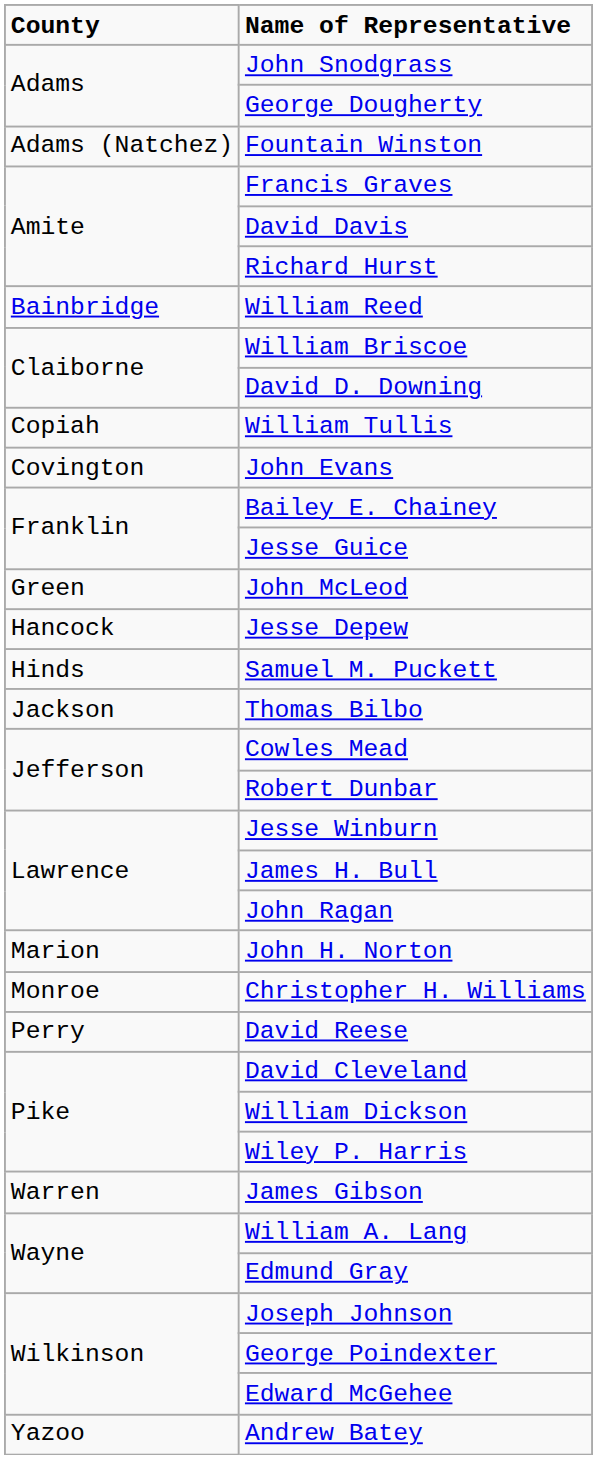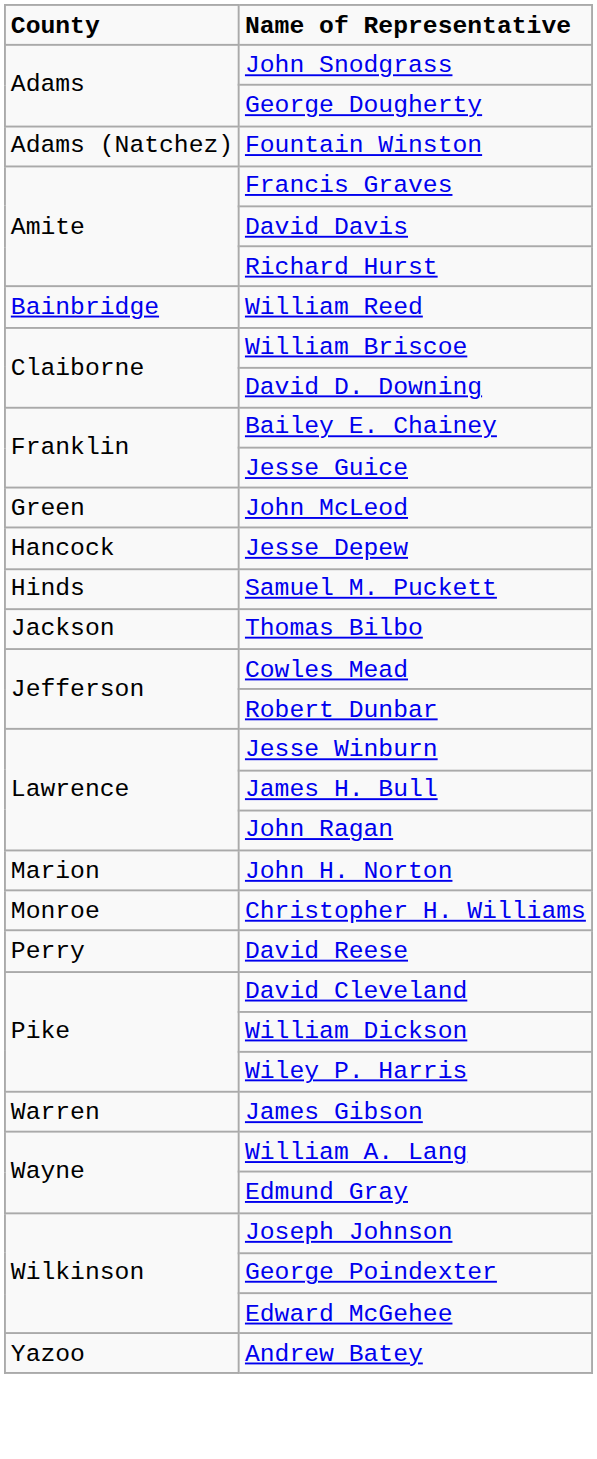- row: (349, 428)
- row: (319, 468)
